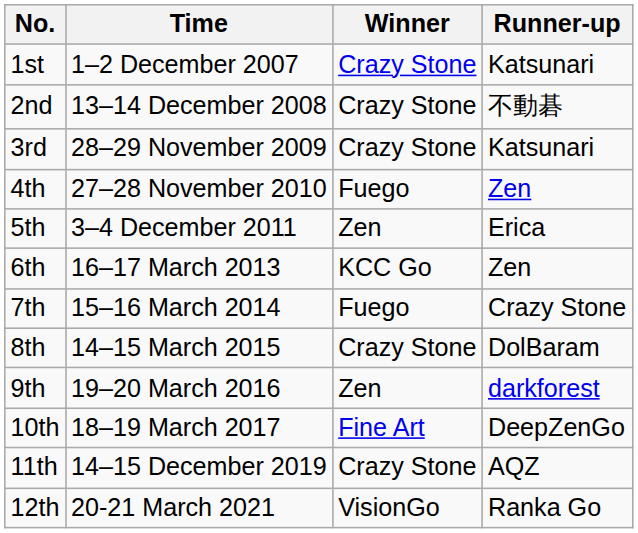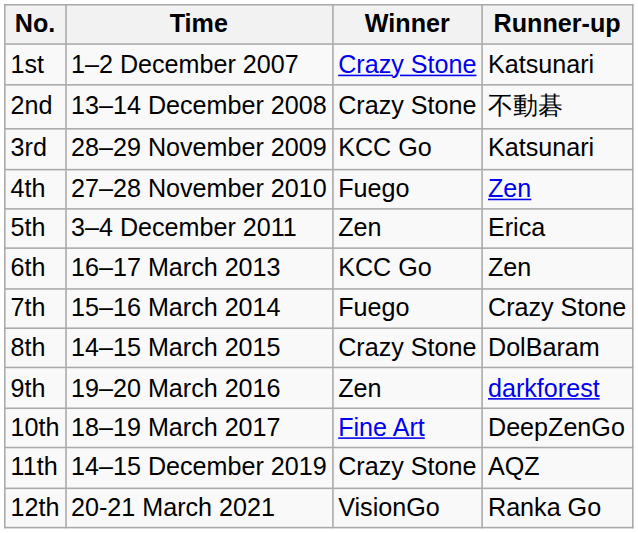(407, 148) Crazy Stone -> (385, 148) KCC Go
